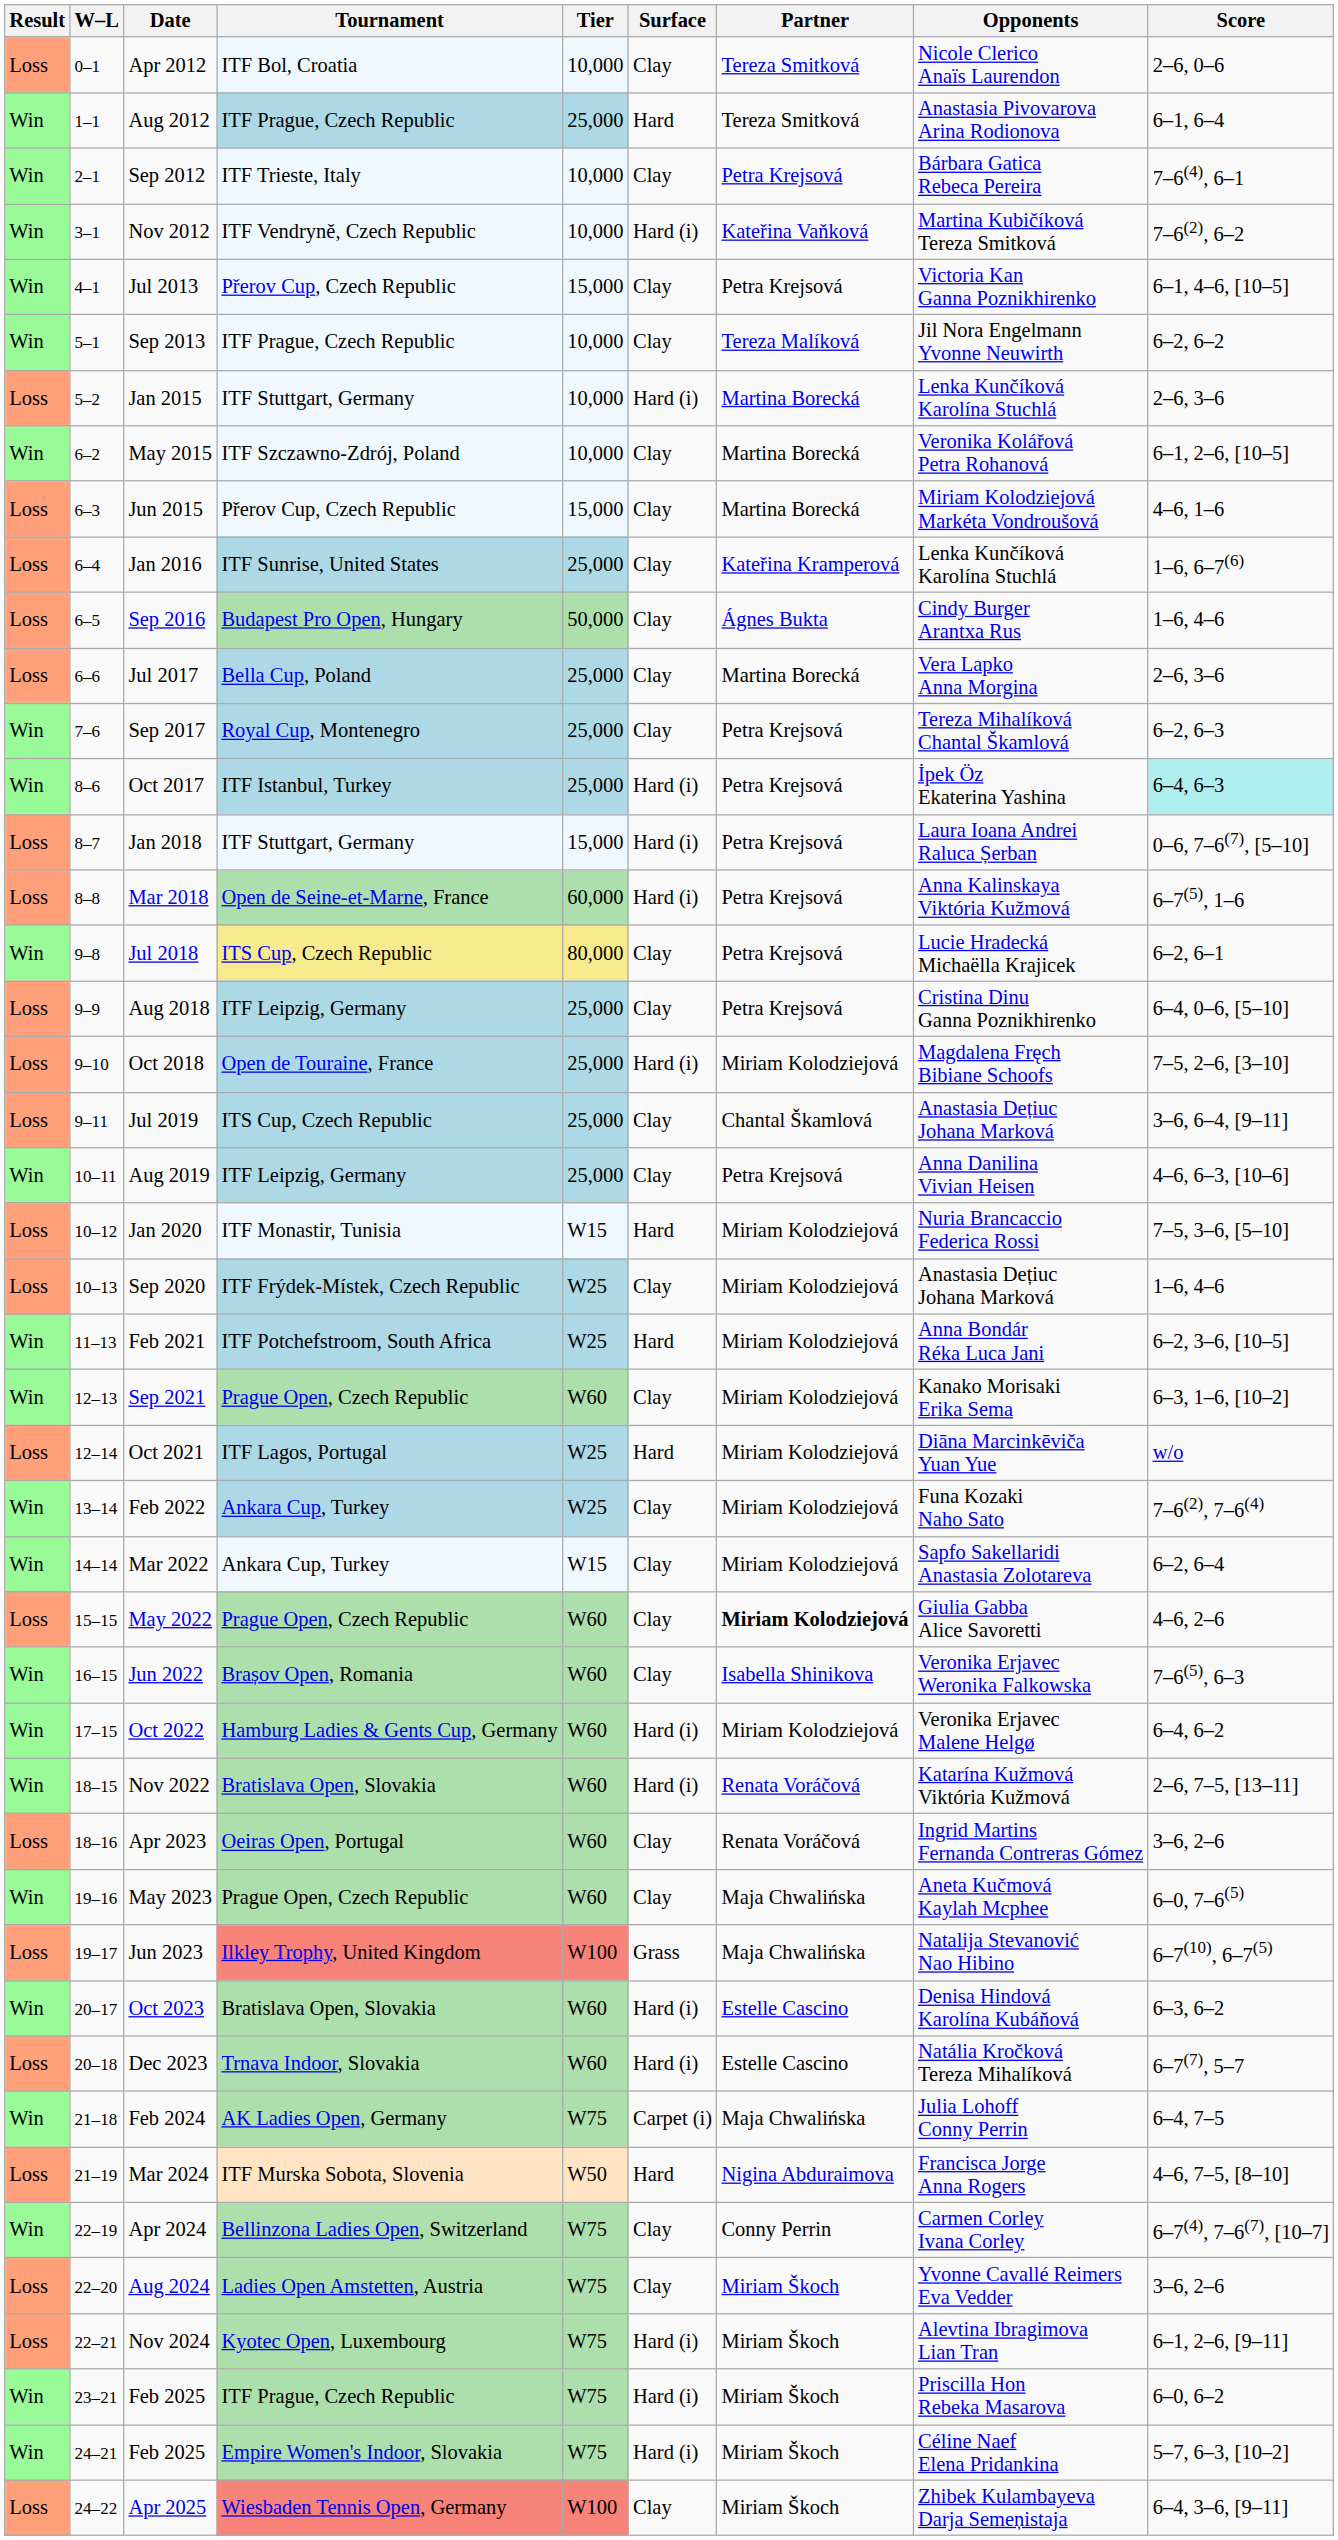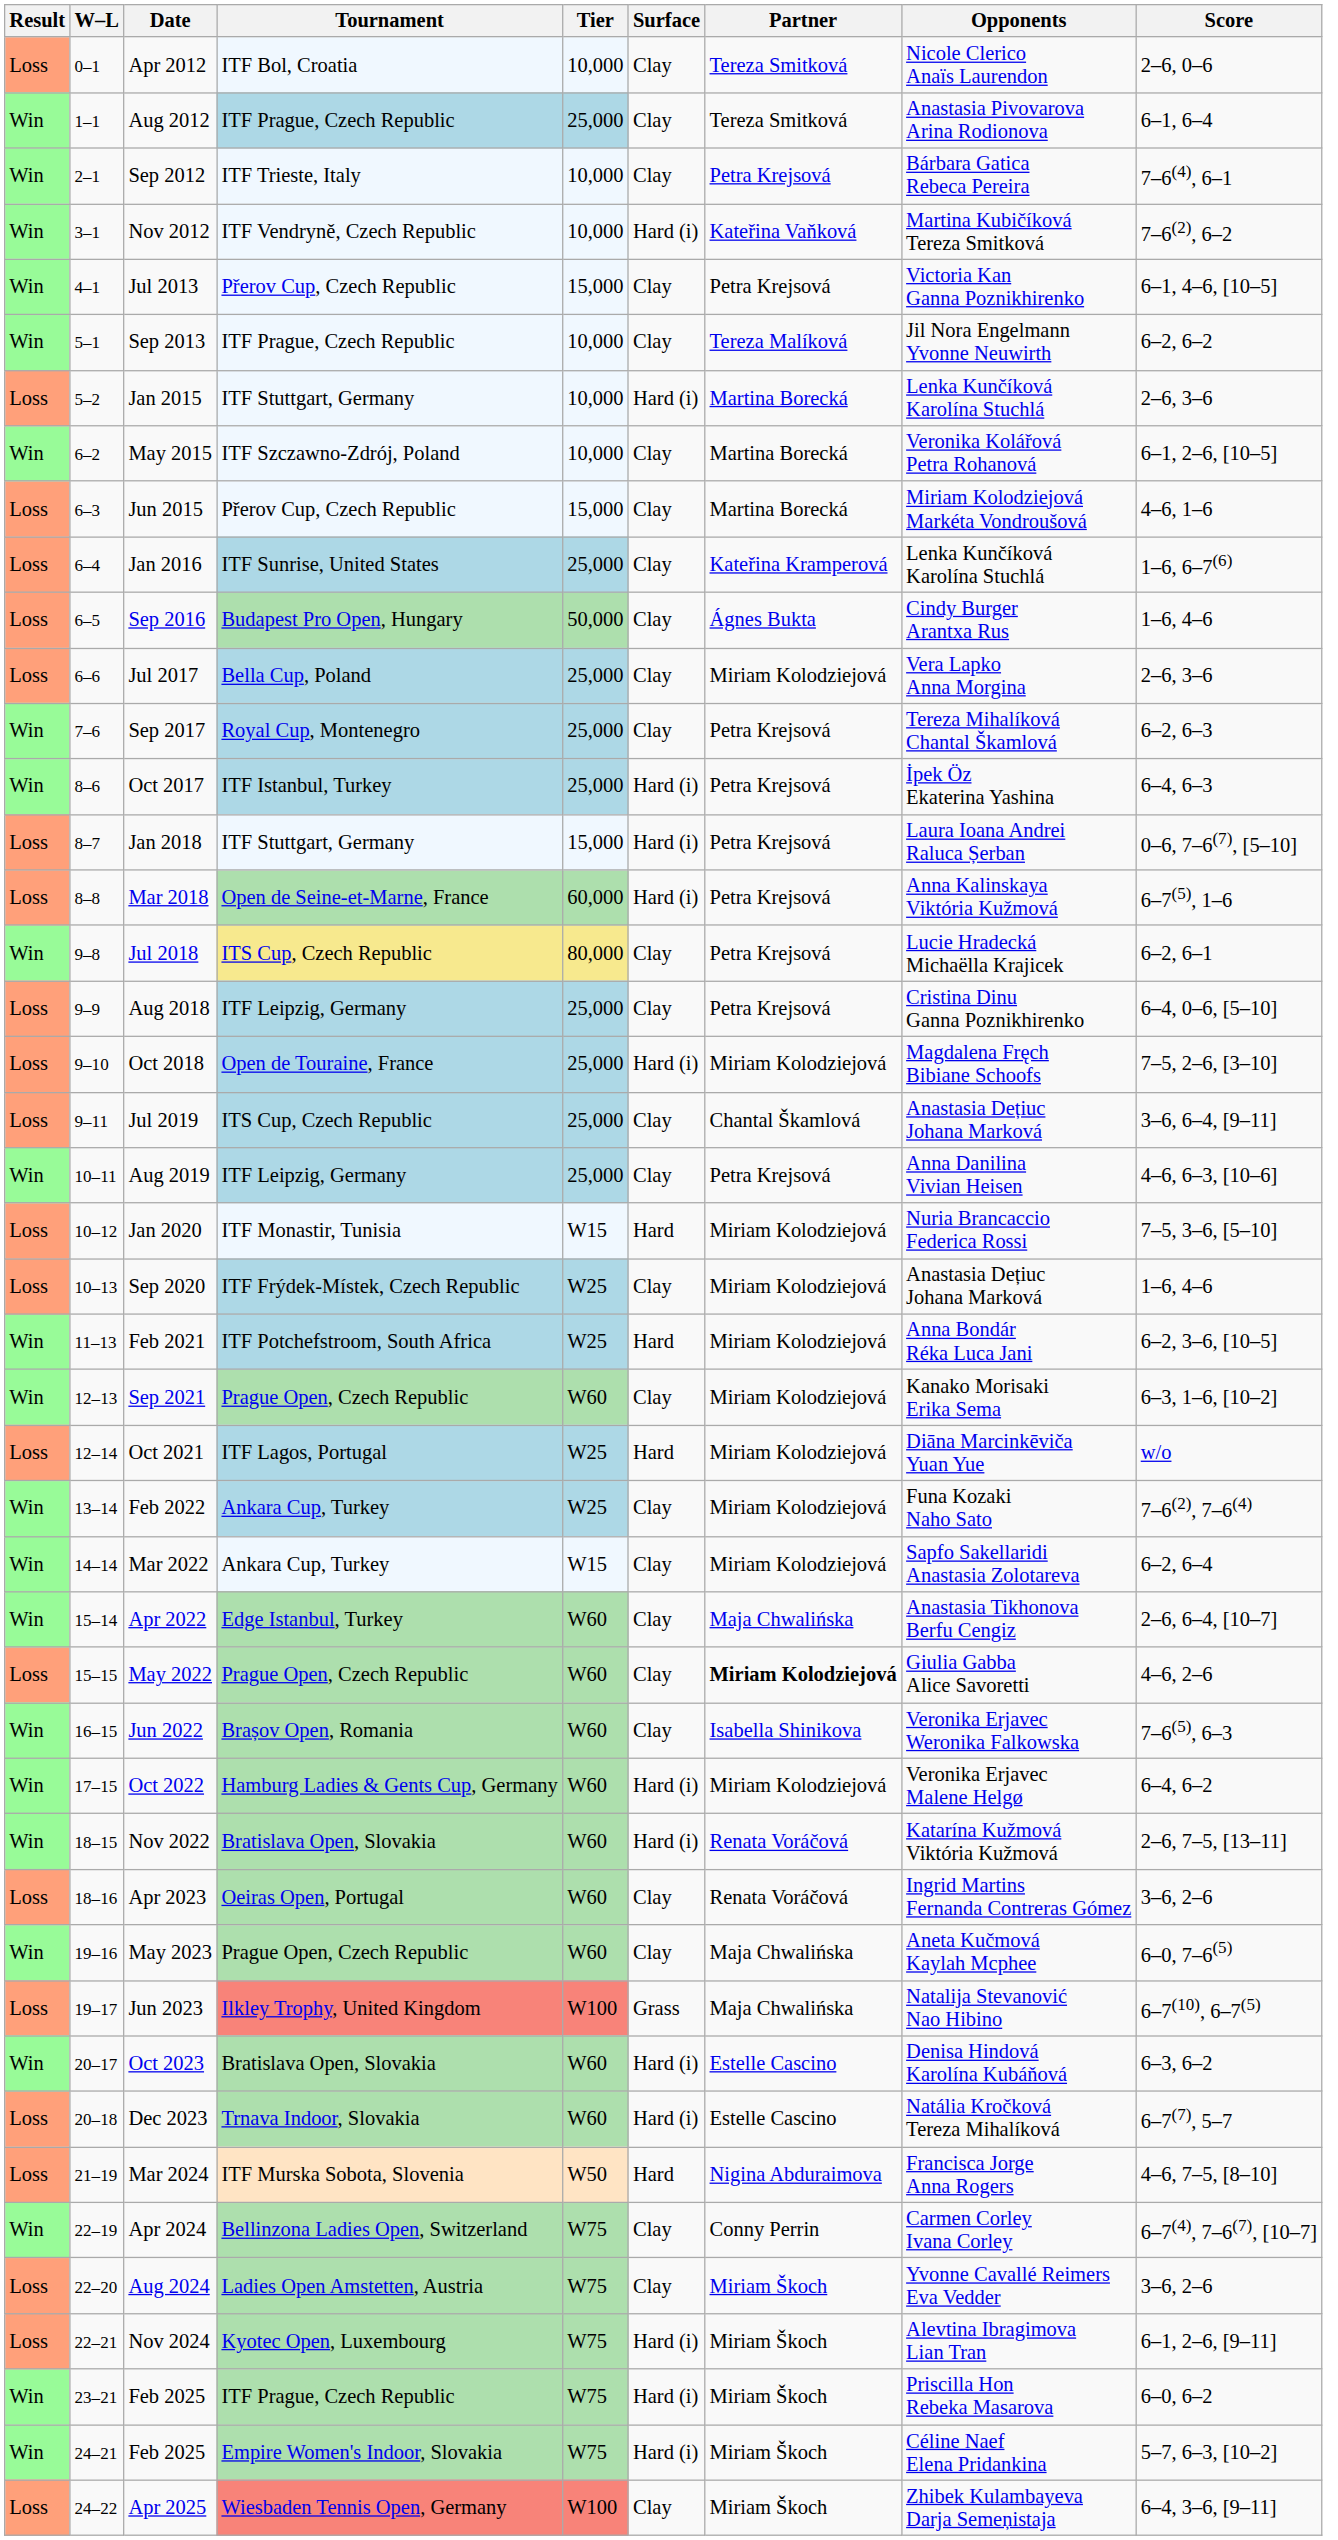(653, 120) Hard -> (652, 120) Clay
(791, 675) Martina Borecká -> (798, 675) Miriam Kolodziejová
(1188, 786) paleturquoise background -> (1177, 786) no background
+ row: (96, 1620)
- row: (96, 2120)
